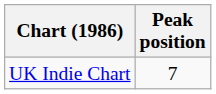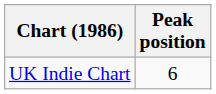(173, 72) 7 -> (173, 72) 6
